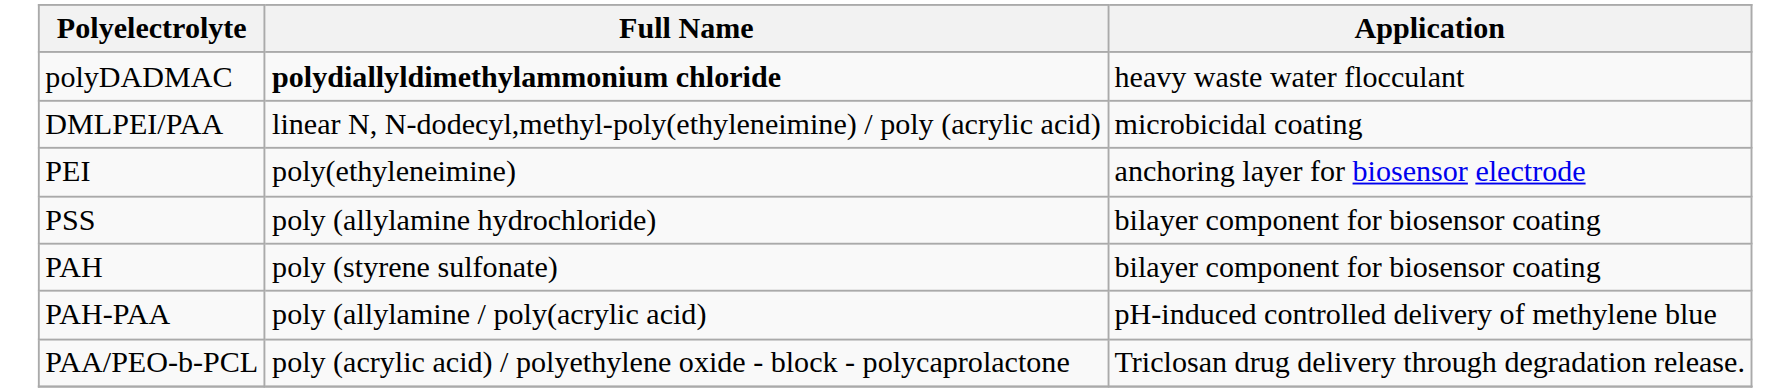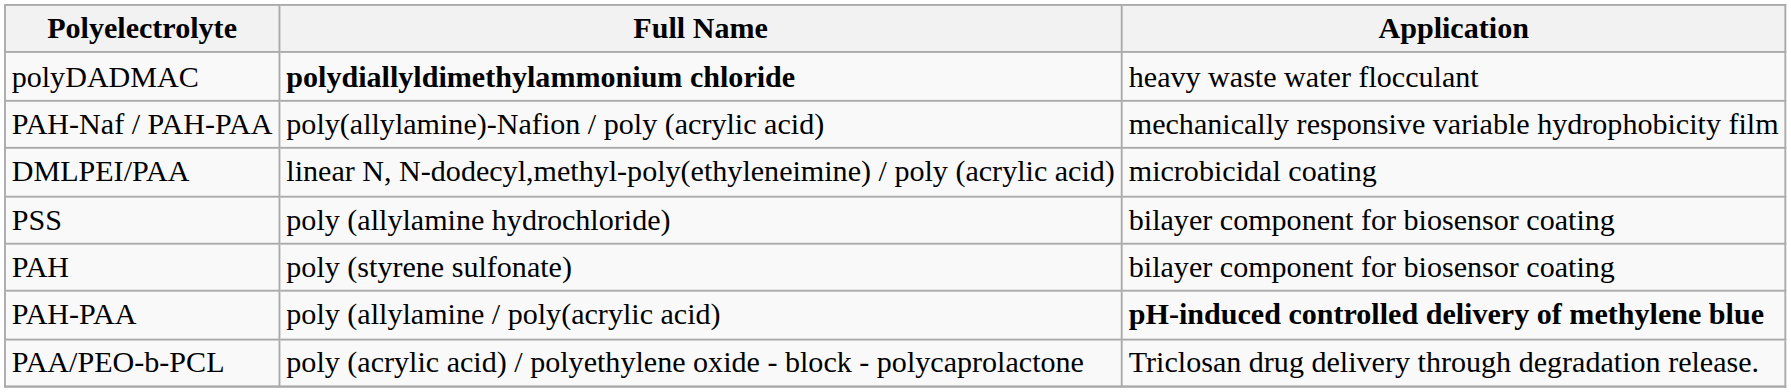+ row: (142, 123)
- row: (68, 171)
(1416, 314) normal -> (1446, 314) bold
